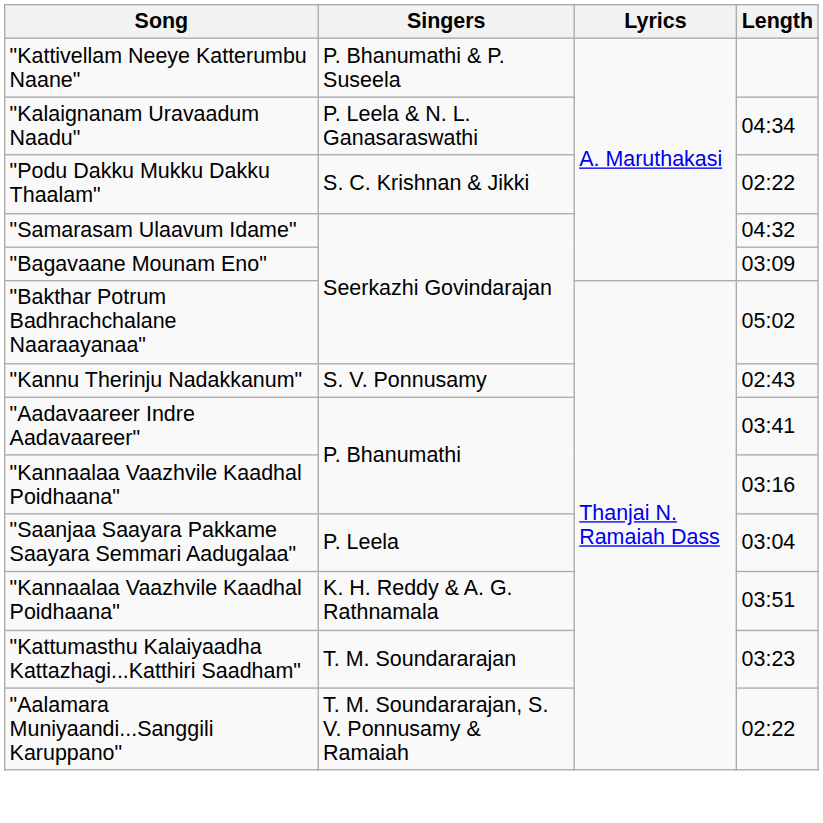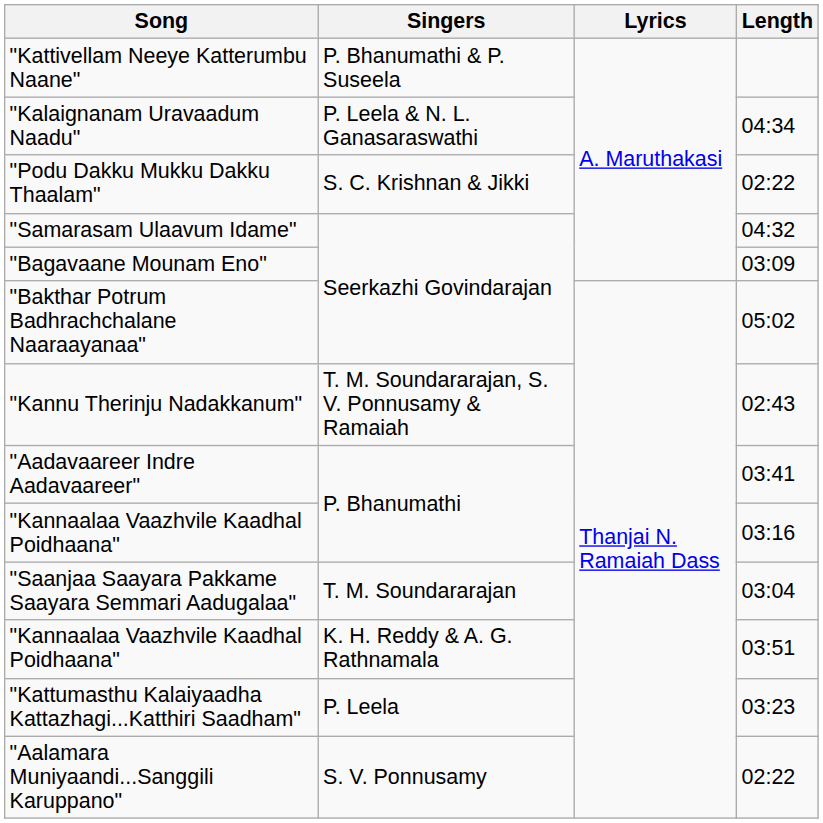(405, 380) S. V. Ponnusamy -> (436, 404) T. M. Soundararajan, S. V. Ponnusamy & Ramaiah
(361, 542) P. Leela -> (420, 590) T. M. Soundararajan
(420, 658) T. M. Soundararajan -> (361, 706) P. Leela
(436, 728) T. M. Soundararajan, S. V. Ponnusamy & Ramaiah -> (405, 777) S. V. Ponnusamy
